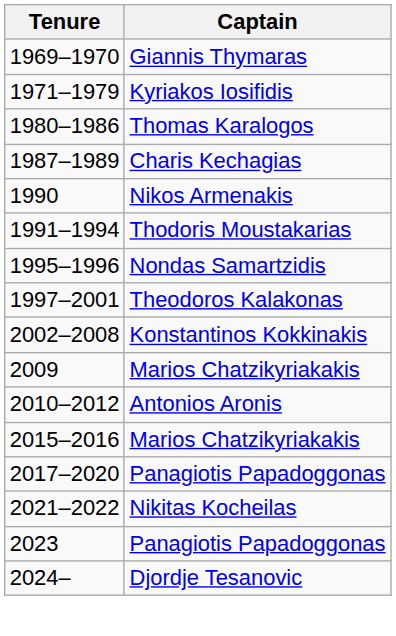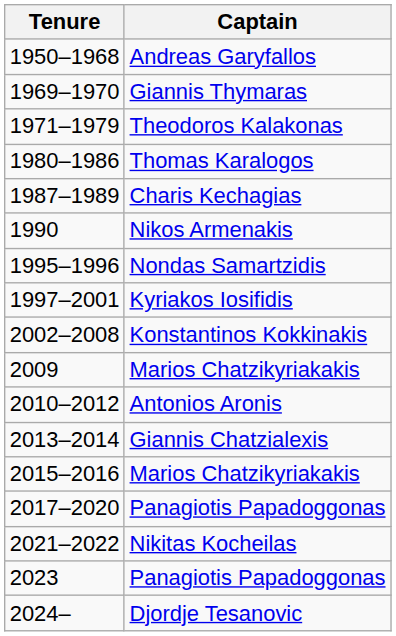+ row: (65, 56)
(211, 91) Kyriakos Iosifidis -> (236, 126) Theodoros Kalakonas
- row: (65, 230)
(236, 299) Theodoros Kalakonas -> (211, 299) Kyriakos Iosifidis
+ row: (65, 439)
